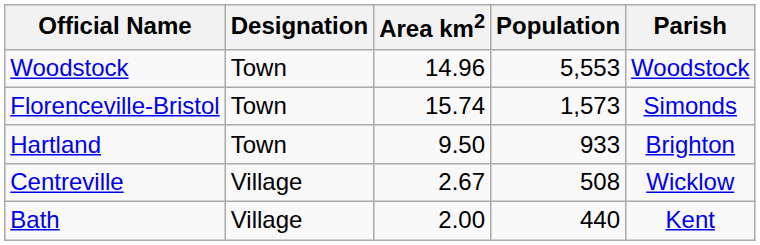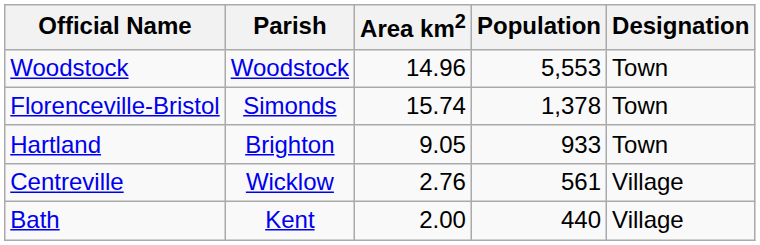columns swapped: (299, 26) <-> (690, 26)
(590, 106) 1,573 -> (571, 106) 1,378
(462, 144) 9.50 -> (443, 144) 9.05
(462, 182) 2.67 -> (443, 182) 2.76
(600, 182) 508 -> (581, 182) 561
